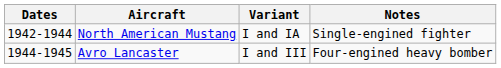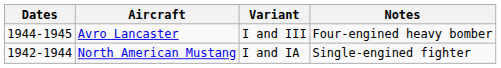rows swapped: (157, 34) <-> (128, 53)
